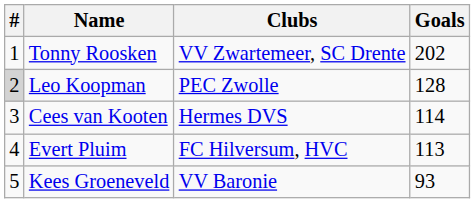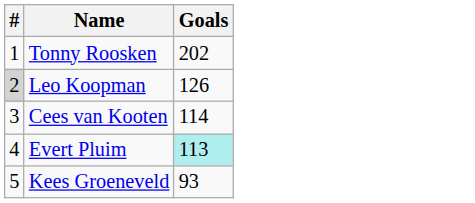- column: (292, 20)
(430, 85) 128 -> (194, 85) 126
(430, 149) no background -> (194, 149) paleturquoise background
